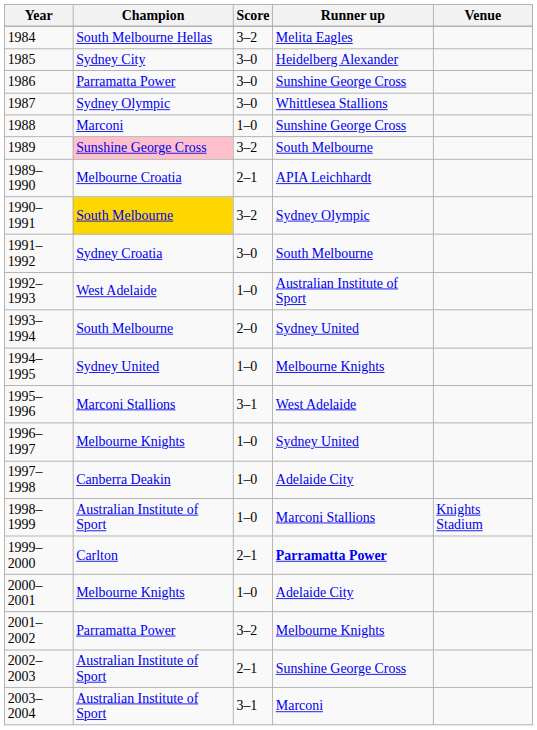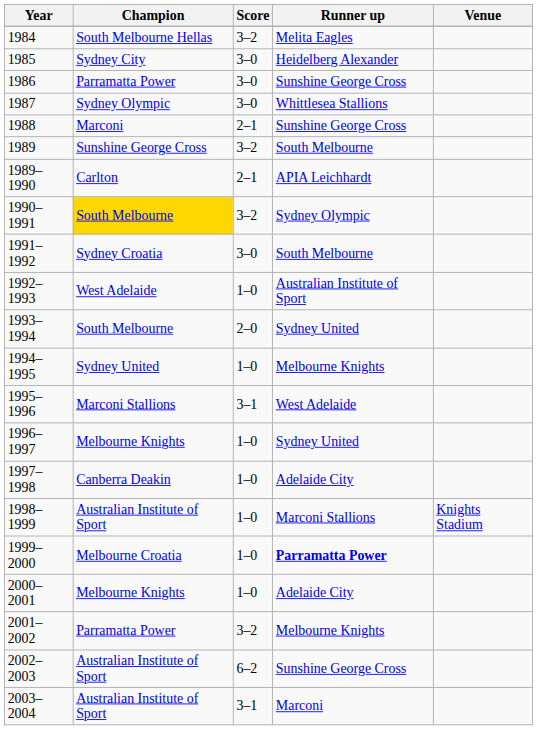(247, 125) 1–0 -> (247, 125) 2–1
(141, 147) pink background -> (141, 147) no background
(129, 177) Melbourne Croatia -> (97, 177) Carlton
(97, 555) Carlton -> (129, 555) Melbourne Croatia
(247, 555) 2–1 -> (247, 555) 1–0
(247, 668) 2–1 -> (247, 668) 6–2
